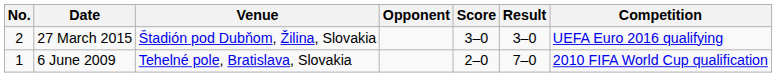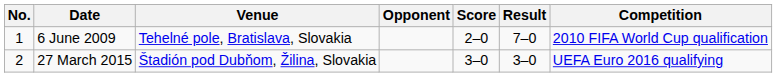rows swapped: (76, 60) <-> (85, 38)
